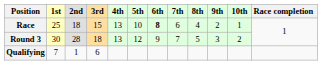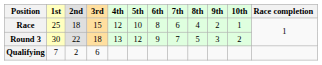(118, 24) 13 -> (118, 24) 12
(158, 24) bold -> (158, 24) normal
(76, 38) 28 -> (76, 38) 22
(76, 52) 1 -> (76, 52) 2
